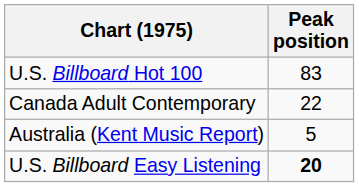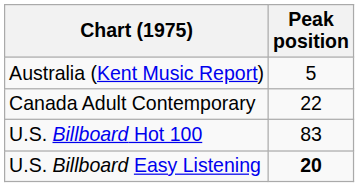rows swapped: (137, 134) <-> (106, 72)
